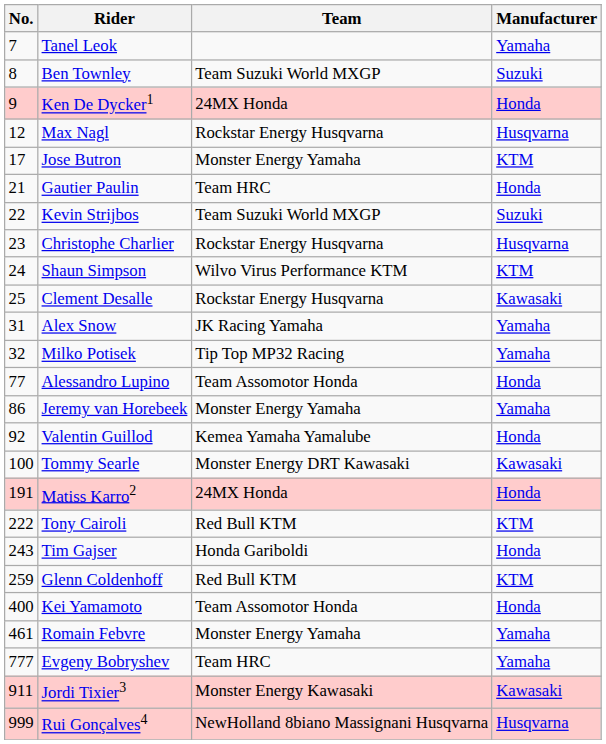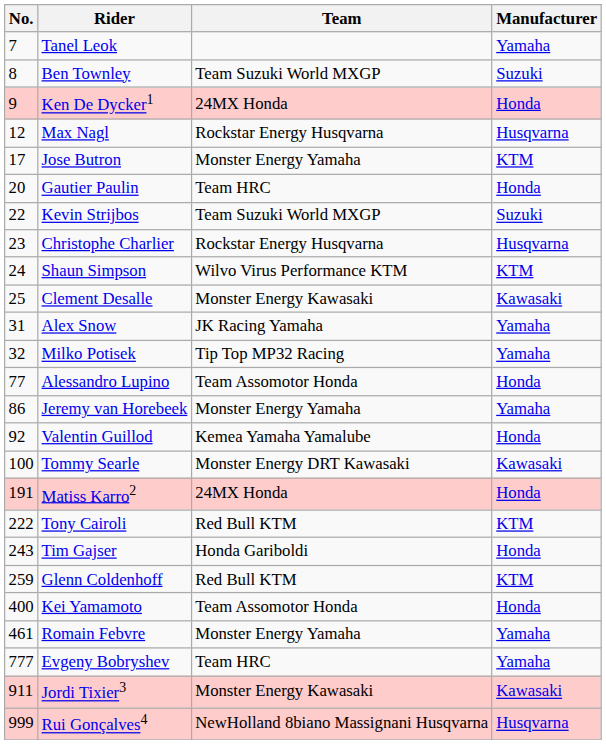(17, 187) 21 -> (17, 187) 20
(289, 298) Rockstar Energy Husqvarna -> (284, 298) Monster Energy Kawasaki
